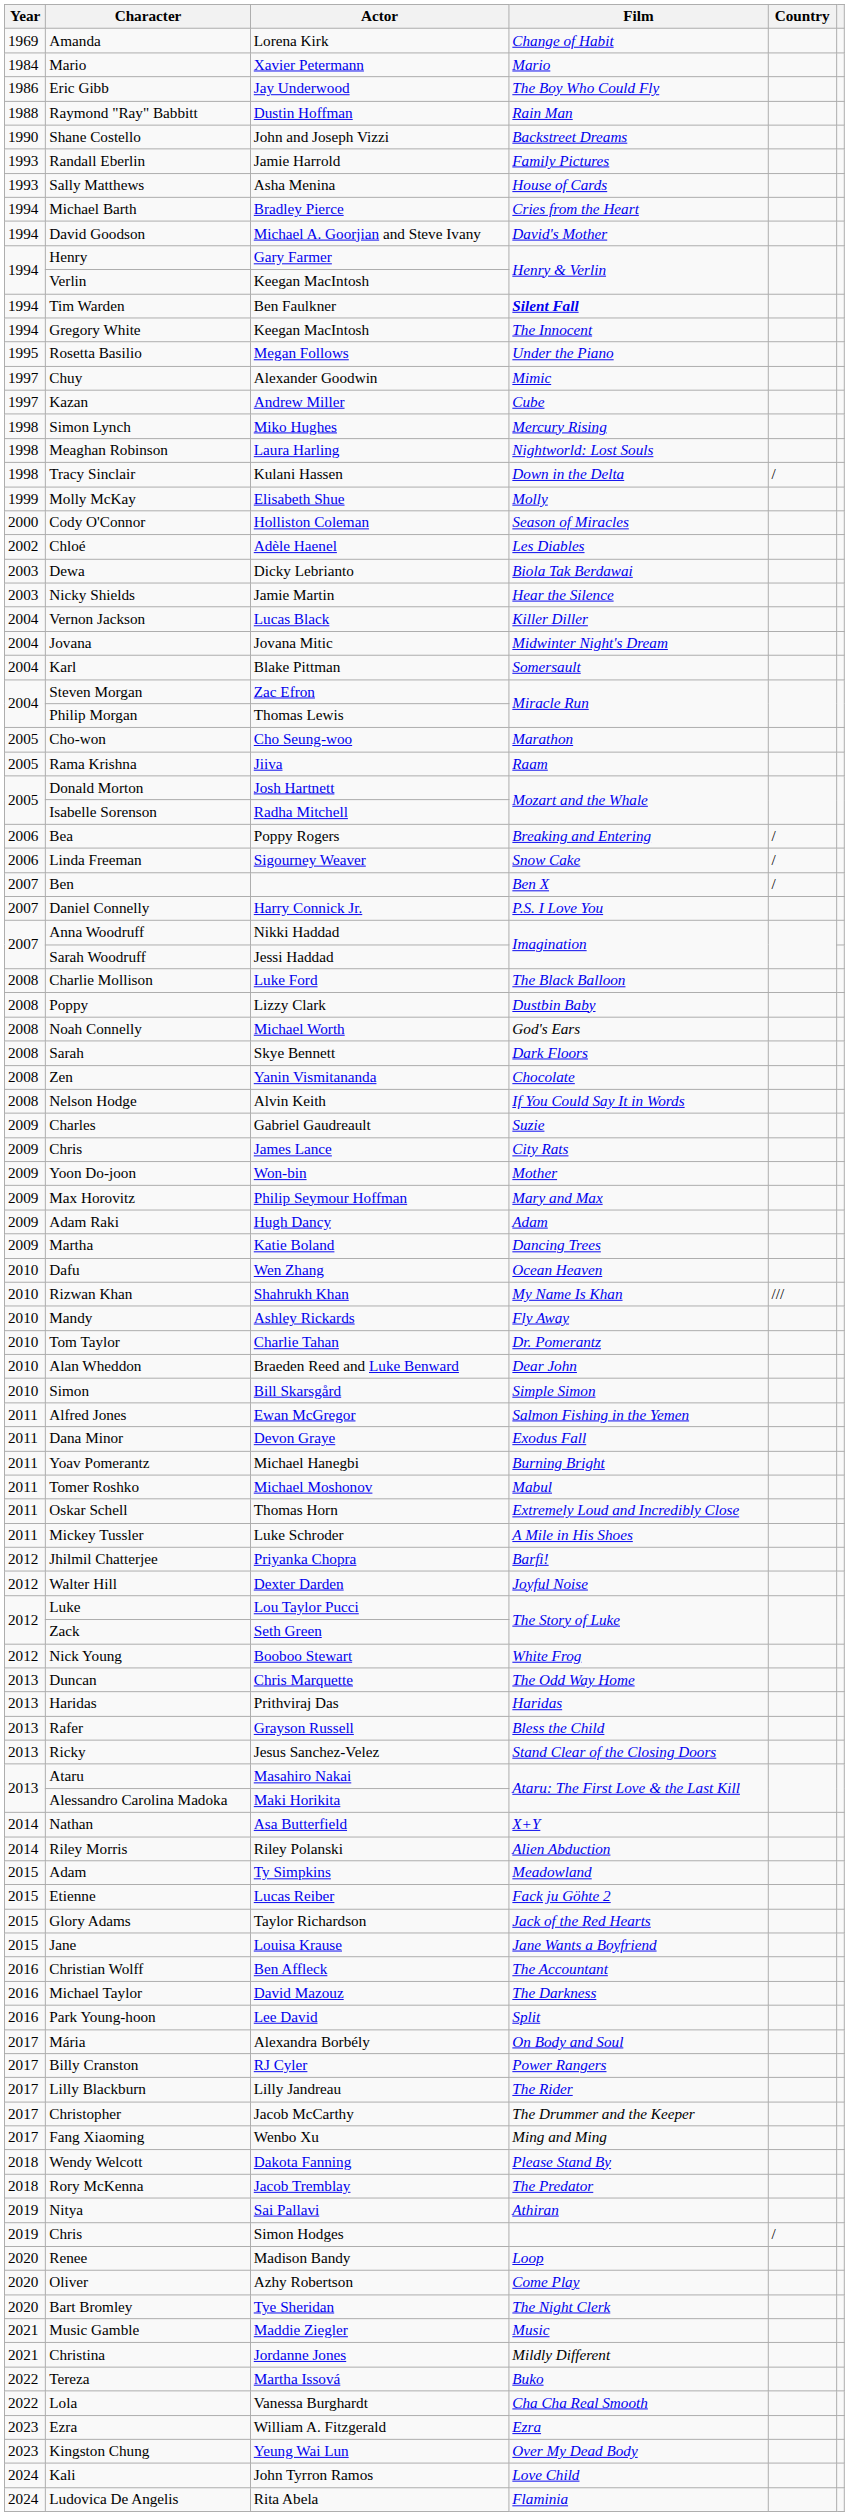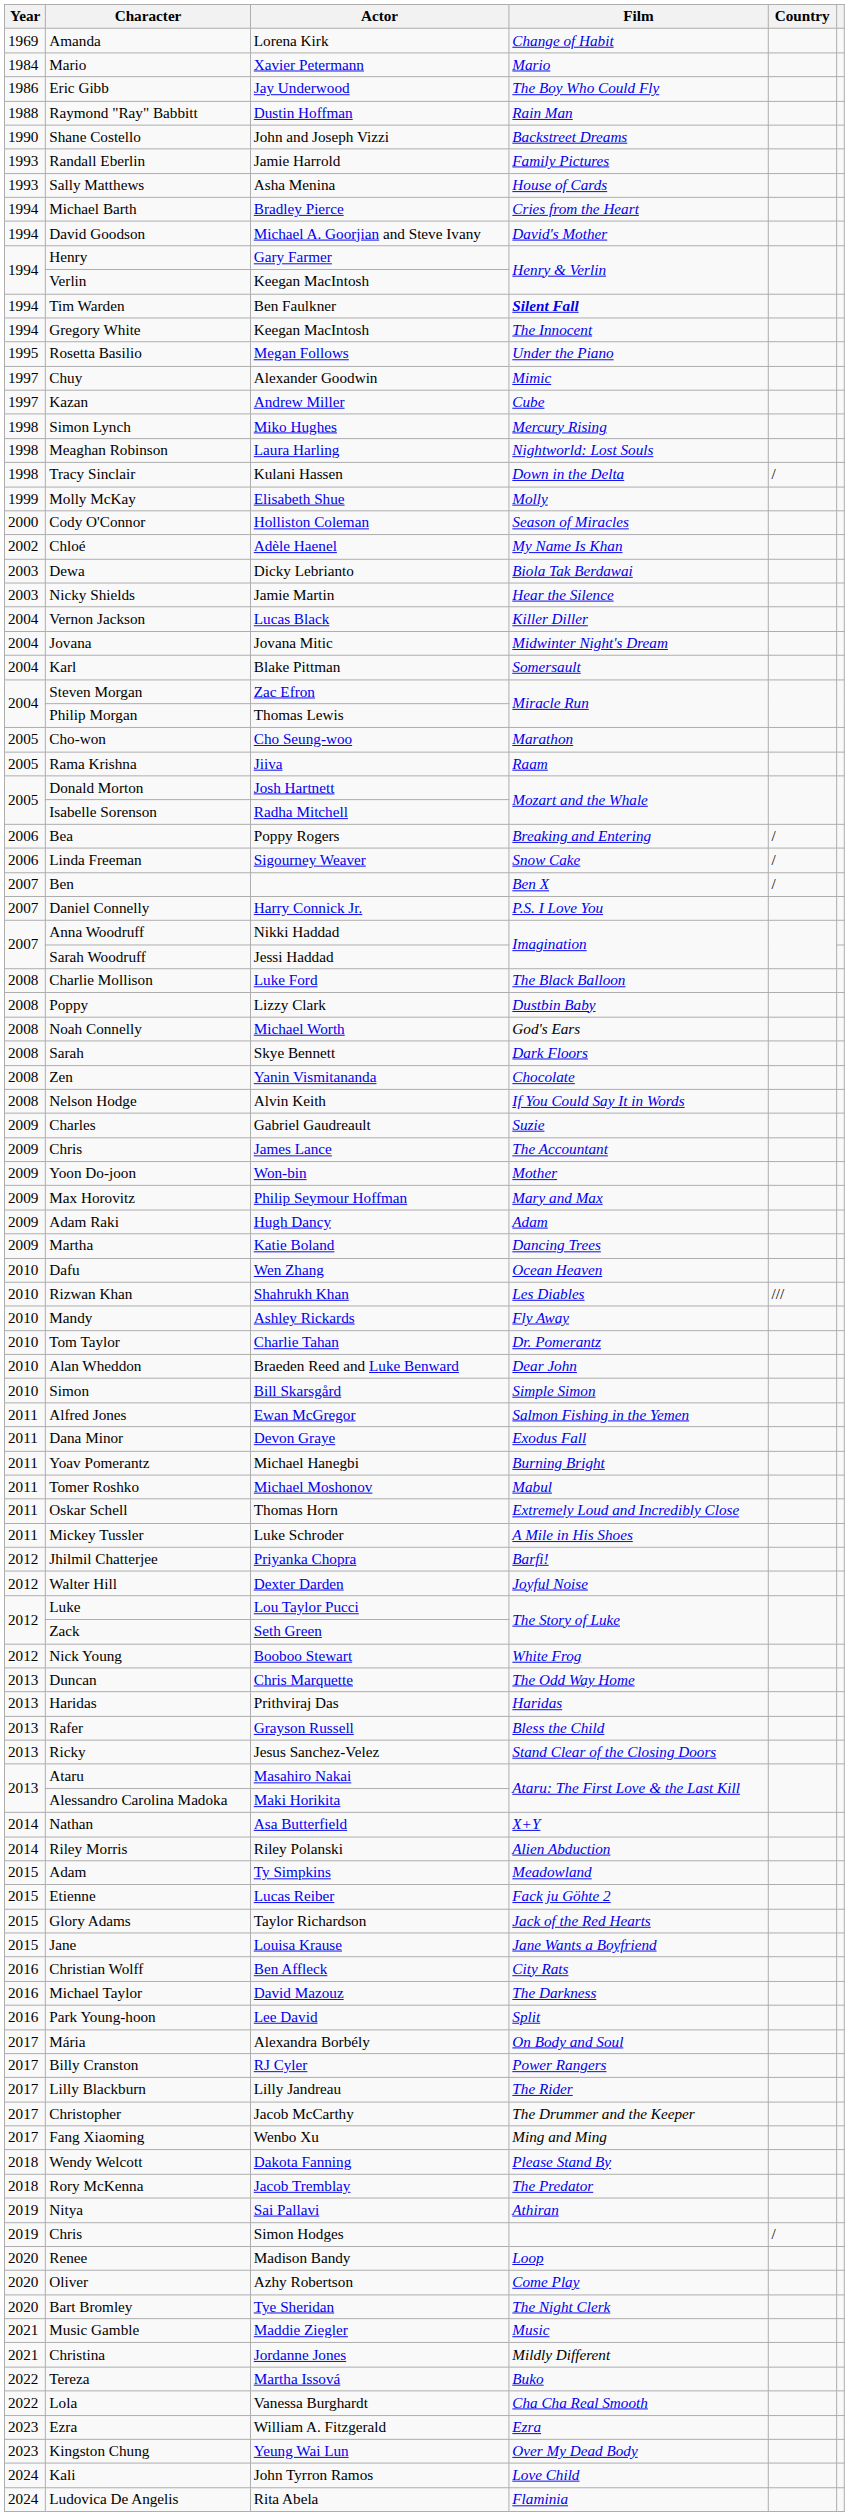(548, 546) Les Diables -> (567, 546) My Name Is Khan
(540, 1149) City Rats -> (560, 1149) The Accountant
(567, 1294) My Name Is Khan -> (548, 1294) Les Diables
(560, 1969) The Accountant -> (540, 1969) City Rats
